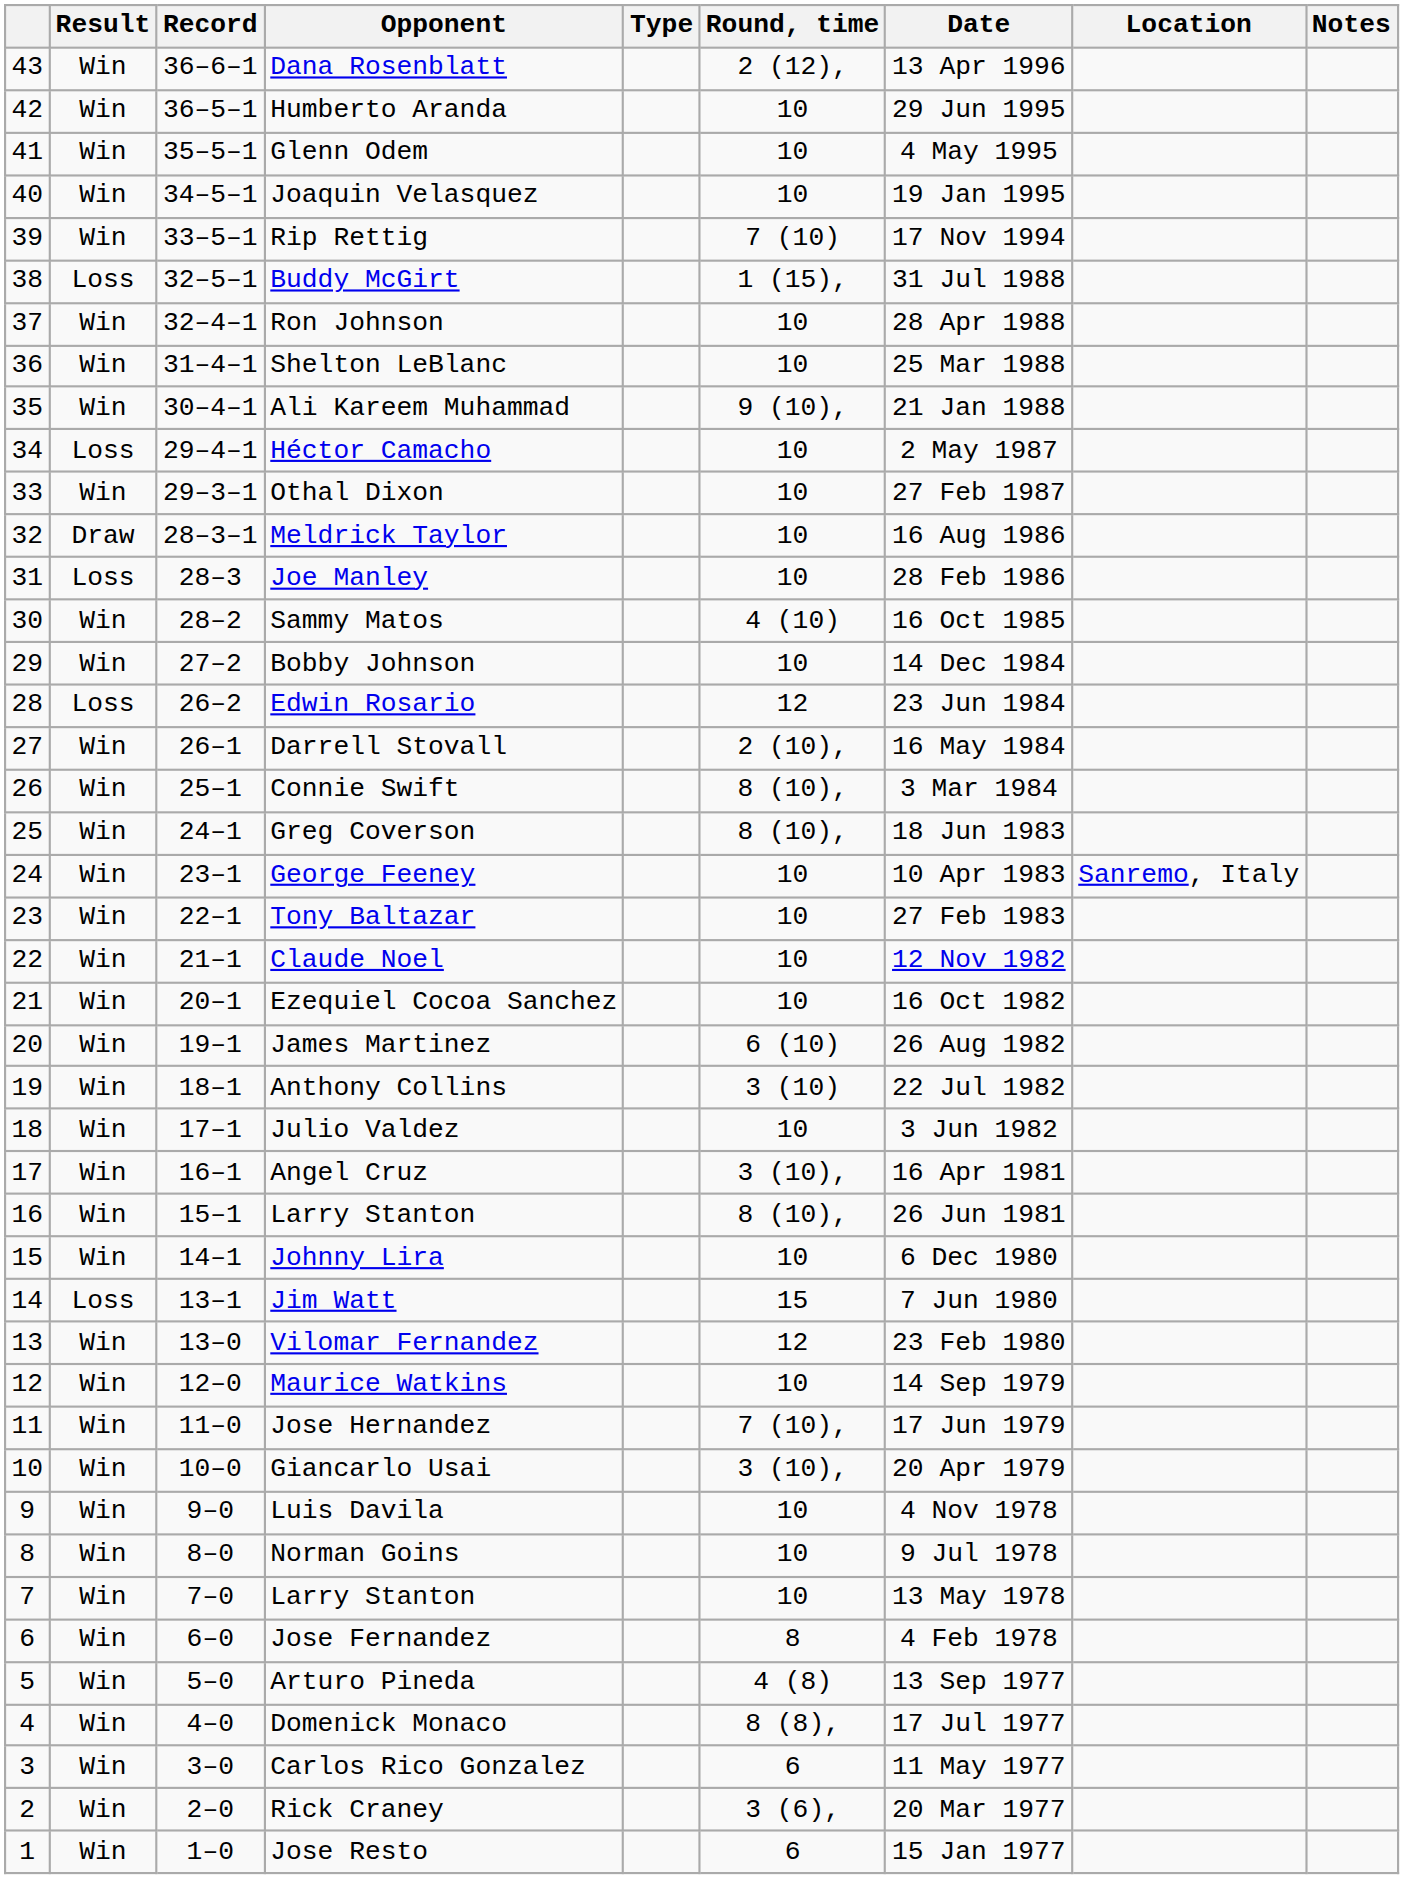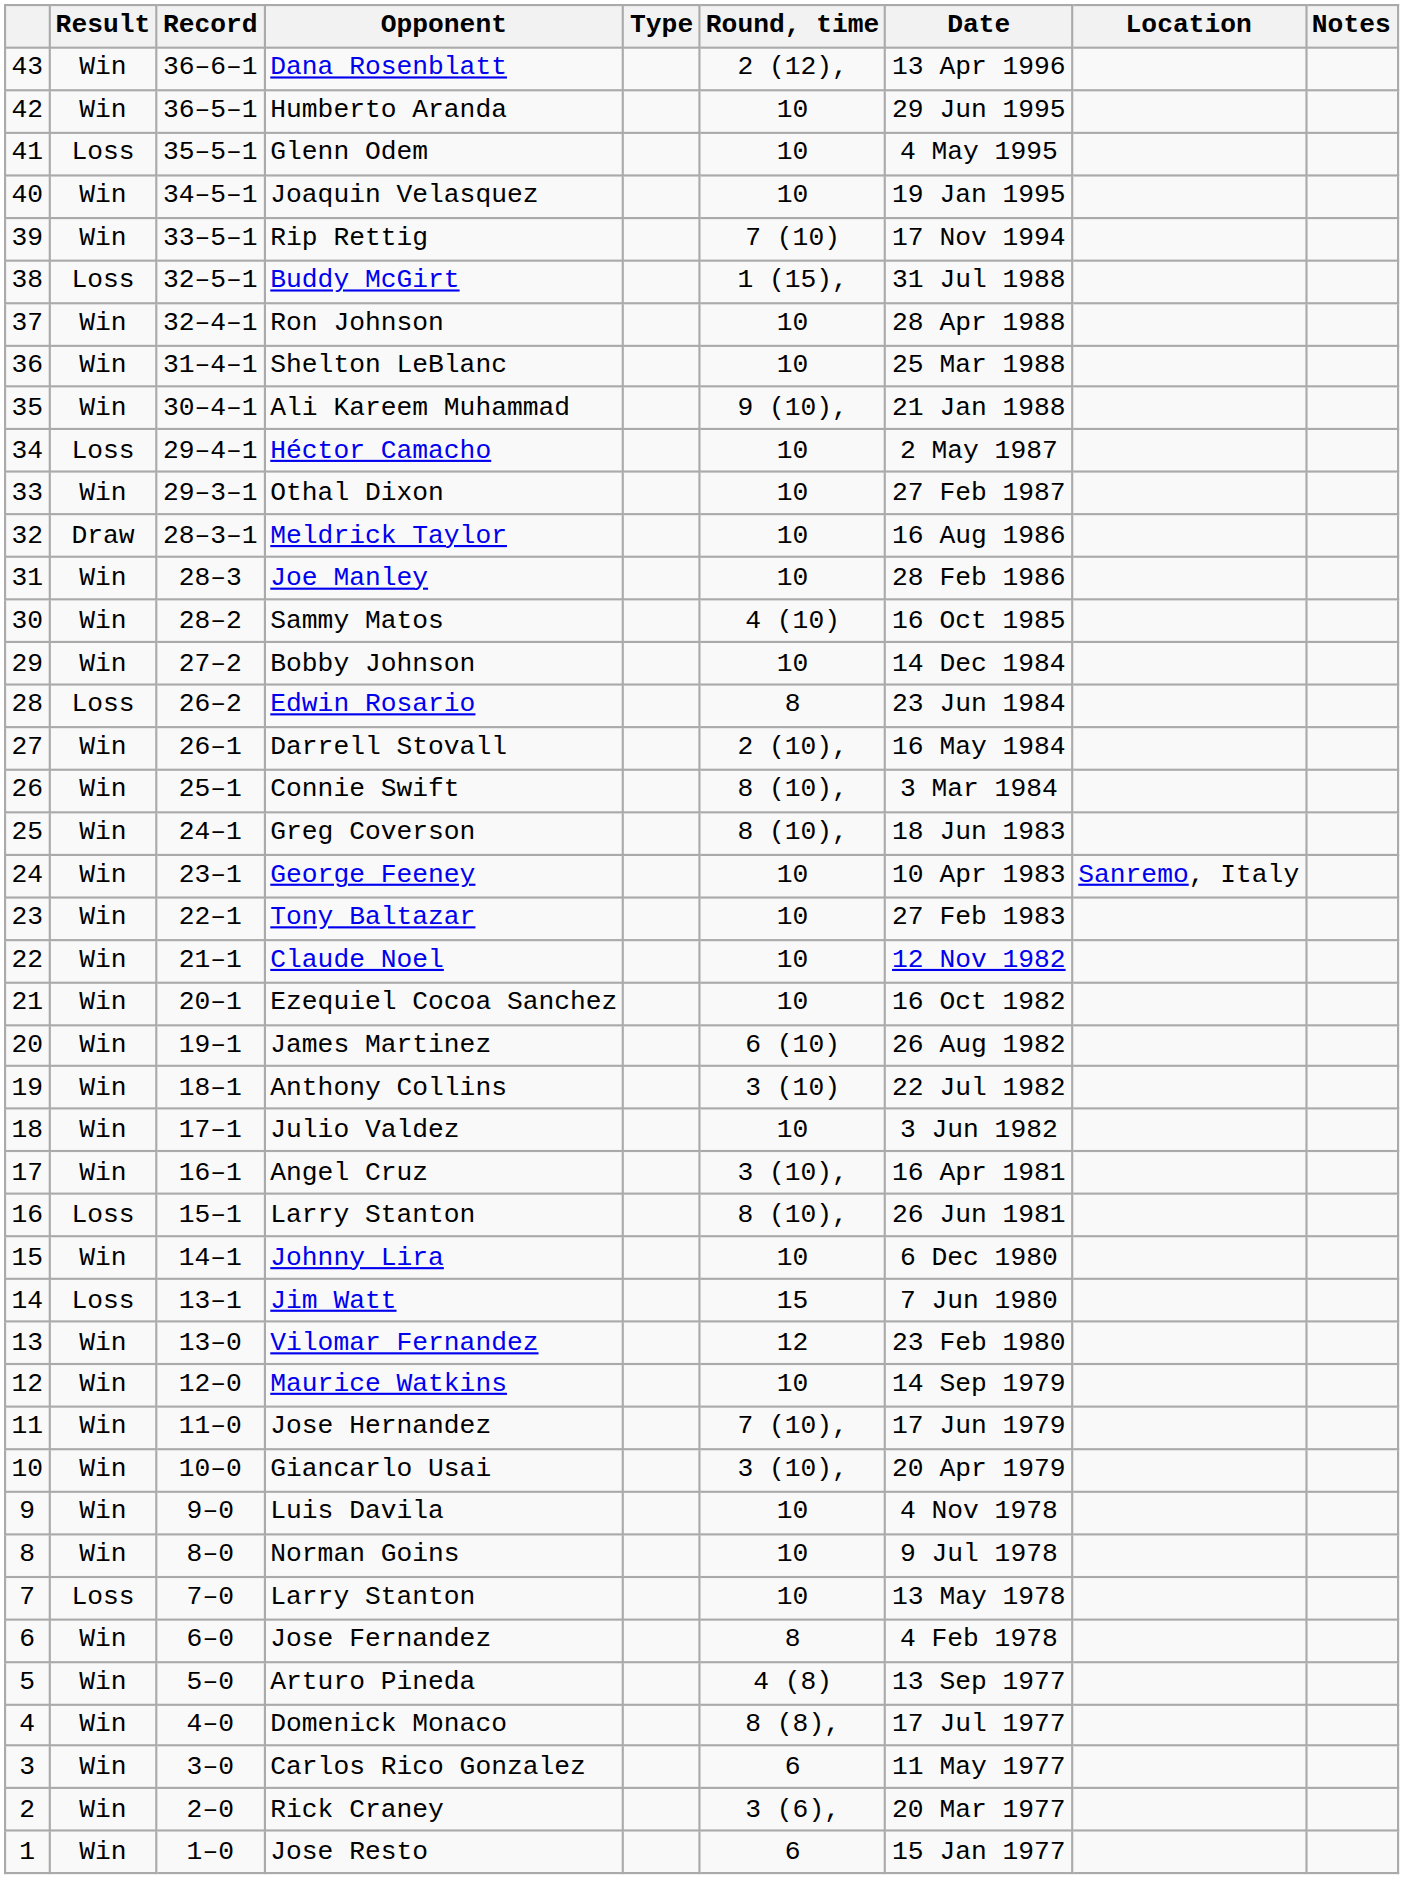(103, 154) Win -> (103, 154) Loss
(103, 579) Loss -> (103, 579) Win
(793, 706) 12 -> (793, 706) 8
(103, 1216) Win -> (103, 1216) Loss
(103, 1598) Win -> (103, 1598) Loss
